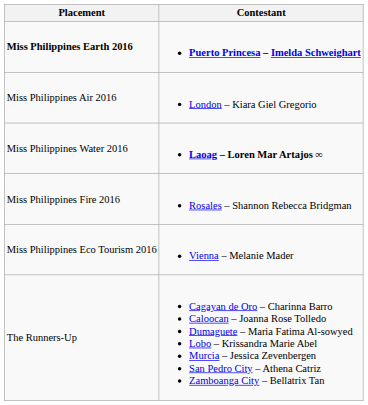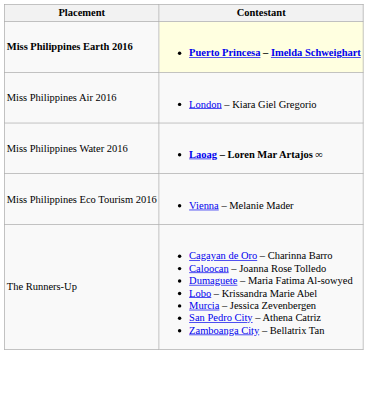(261, 53) no background -> (261, 53) lightyellow background
- row: (63, 199)
